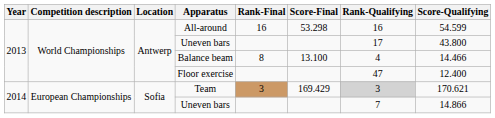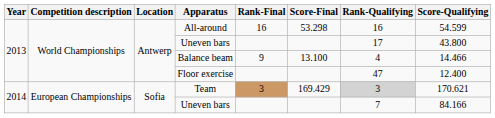(261, 58) 8 -> (261, 58) 9
(453, 105) 14.866 -> (453, 105) 84.166
